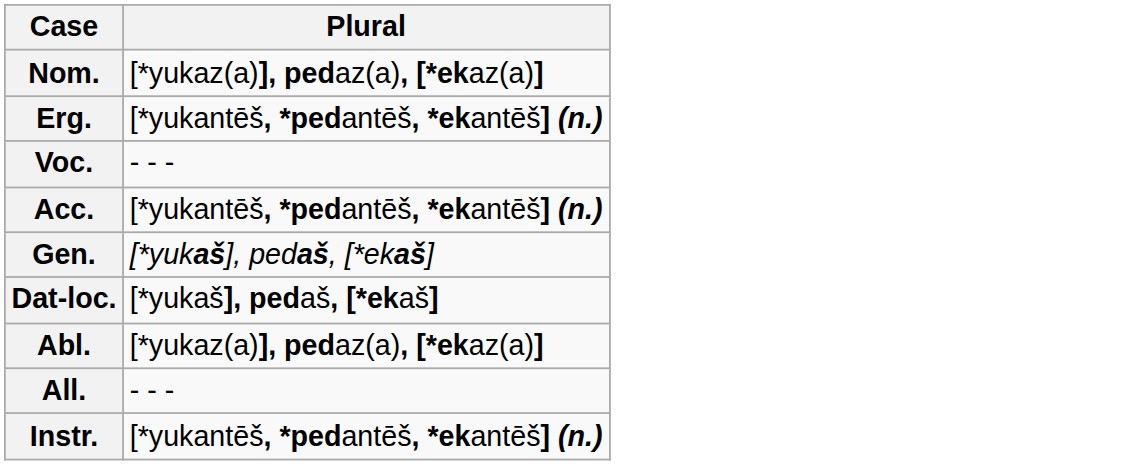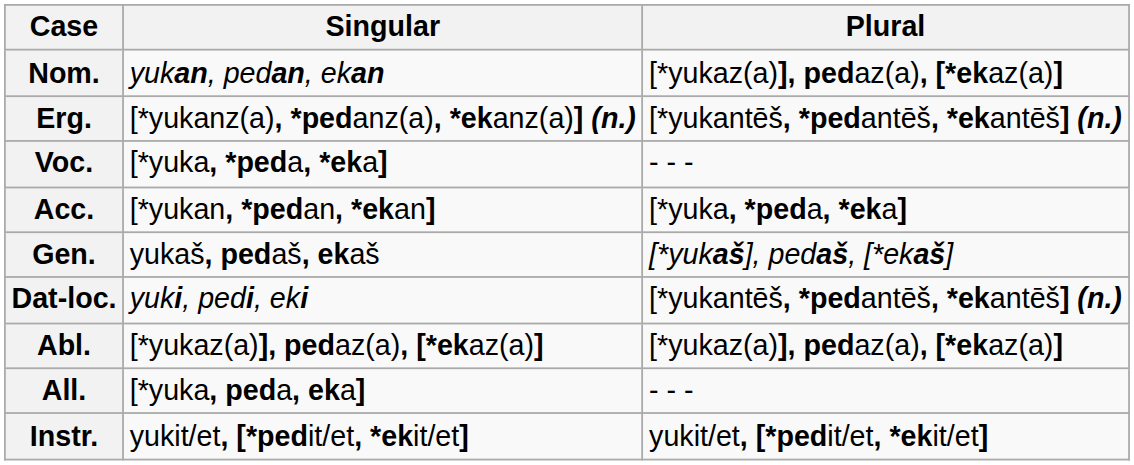+ column: (383, 27)
(366, 208) [*yukantēš, *pedantēš, *ekantēš] (n.) -> (778, 208) [*yuka, *peda, *eka]
(284, 299) [*yukaš], pedaš, [*ekaš] -> (886, 299) [*yukantēš, *pedantēš, *ekantēš] (n.)
(366, 436) [*yukantēš, *pedantēš, *ekantēš] (n.) -> (819, 436) yukit/et, [*pedit/et, *ekit/et]
